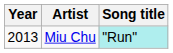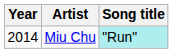(23, 37) 2013 -> (23, 37) 2014
